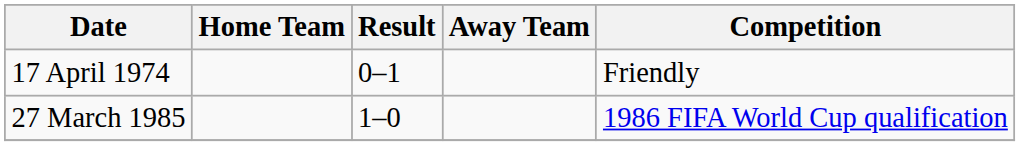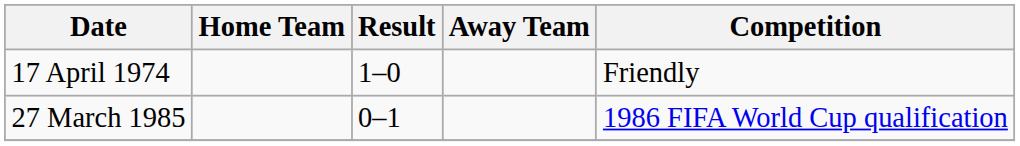(379, 72) 0–1 -> (379, 72) 1–0
(379, 117) 1–0 -> (379, 117) 0–1
